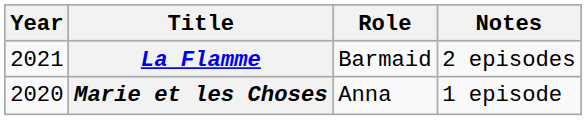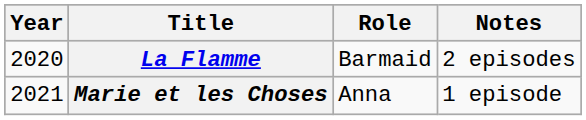(37, 59) 2021 -> (37, 59) 2020
(37, 95) 2020 -> (37, 95) 2021
